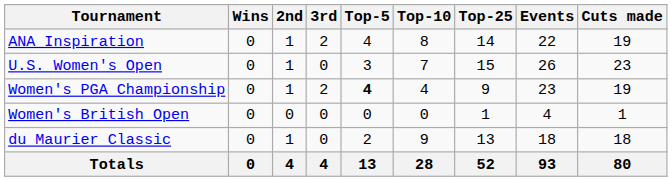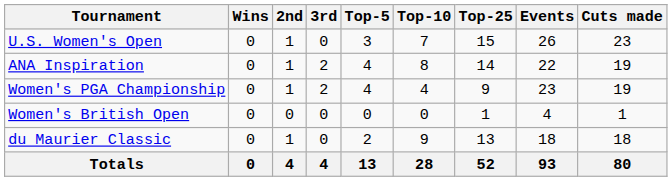rows swapped: (76, 41) <-> (85, 66)
(367, 91) bold -> (367, 91) normal
